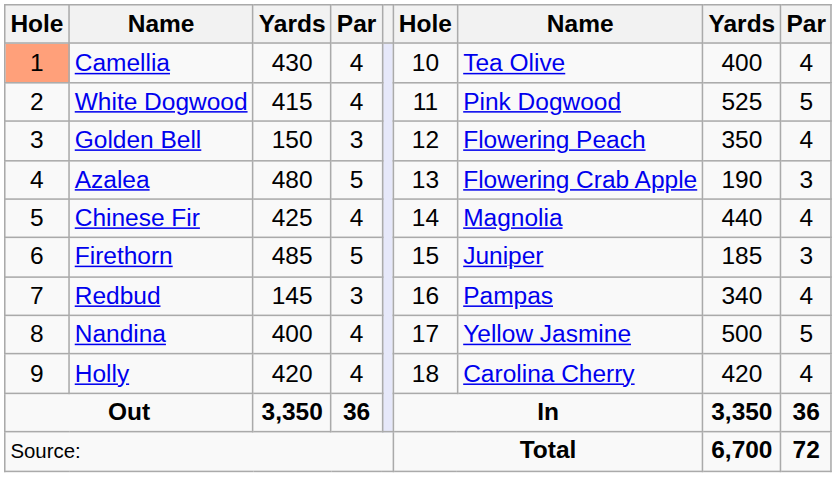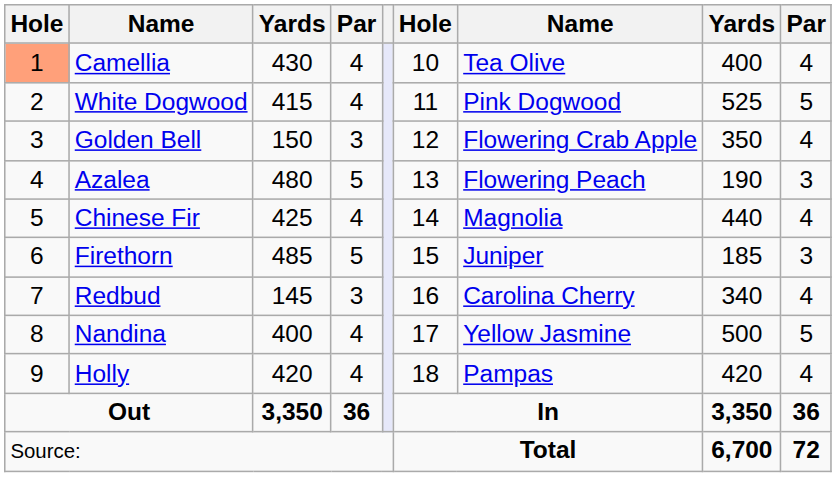(554, 140) Flowering Peach -> (580, 140) Flowering Crab Apple
(580, 179) Flowering Crab Apple -> (554, 179) Flowering Peach
(508, 295) Pampas -> (549, 295) Carolina Cherry
(549, 373) Carolina Cherry -> (508, 373) Pampas
